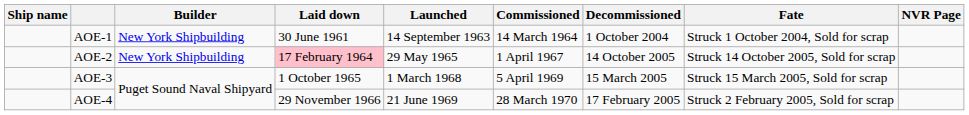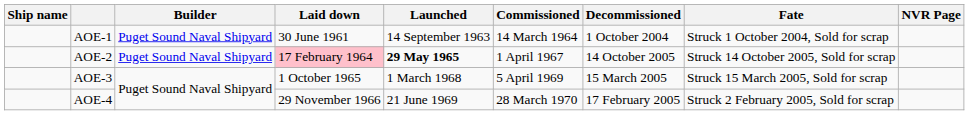(181, 36) New York Shipbuilding -> (195, 36) Puget Sound Naval Shipyard
(181, 57) New York Shipbuilding -> (195, 57) Puget Sound Naval Shipyard
(422, 57) normal -> (423, 57) bold
